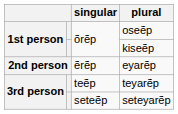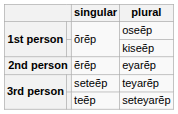(85, 83) teẽp -> (91, 83) seteẽp
(91, 100) seteẽp -> (85, 100) teẽp
